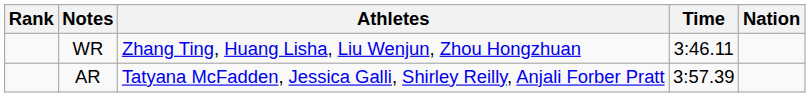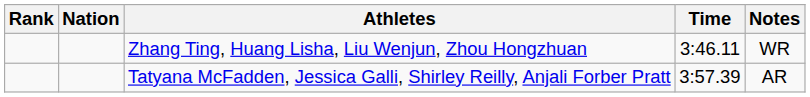columns swapped: (772, 19) <-> (88, 19)
